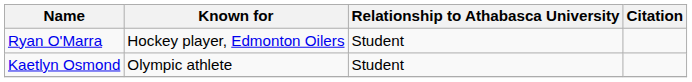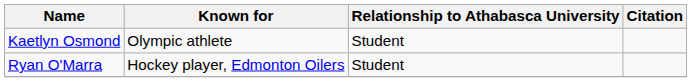rows swapped: (55, 40) <-> (64, 64)
